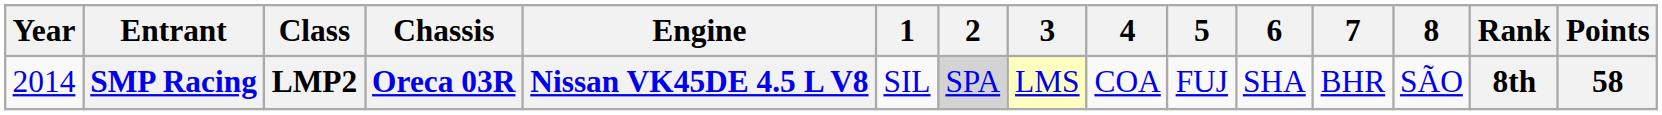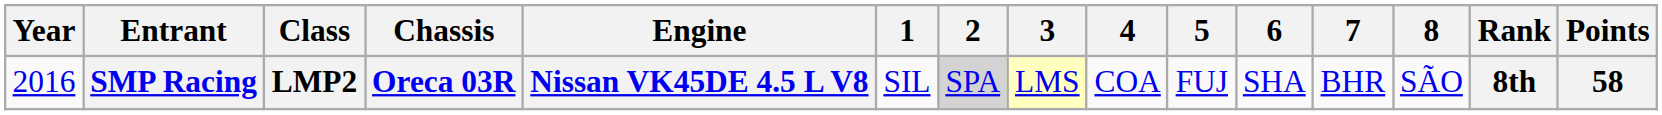(44, 81) 2014 -> (44, 81) 2016
